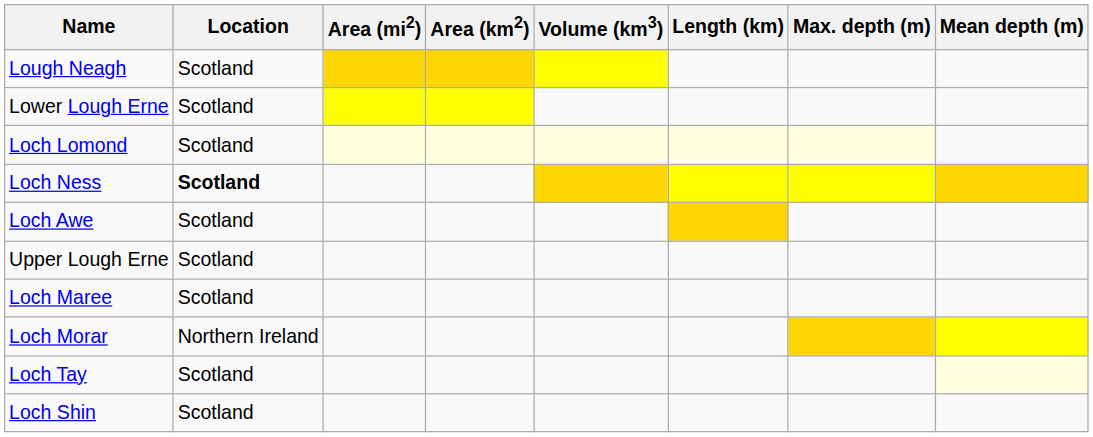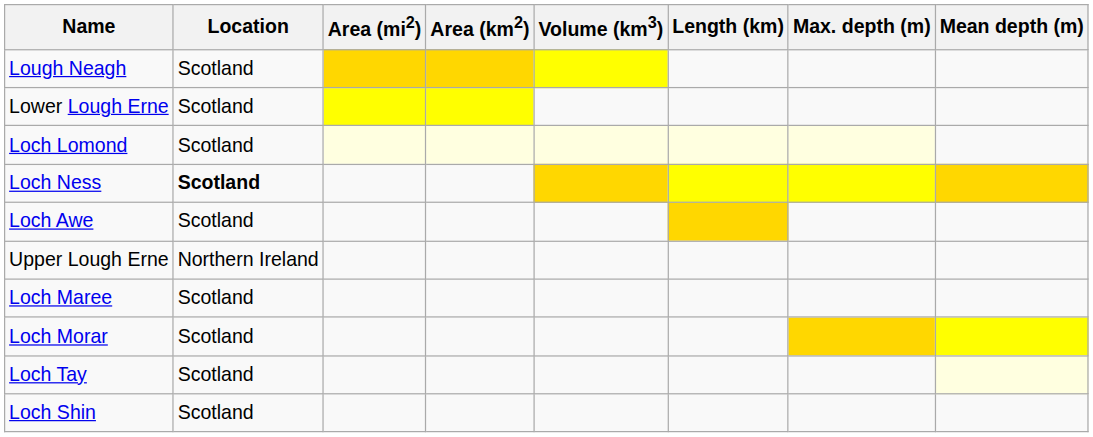(216, 259) Scotland -> (248, 259) Northern Ireland
(248, 336) Northern Ireland -> (216, 336) Scotland
